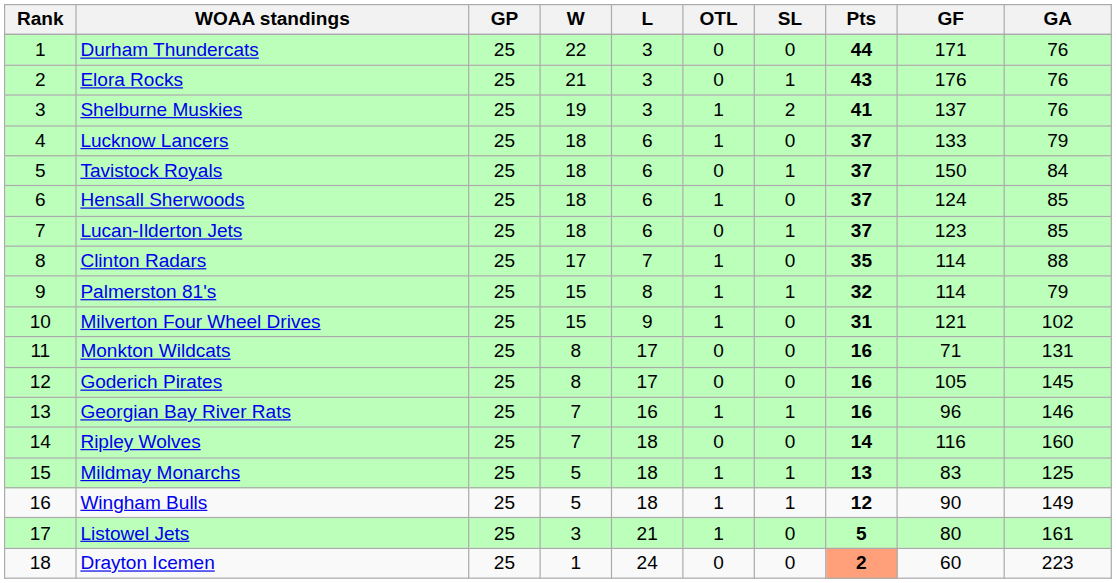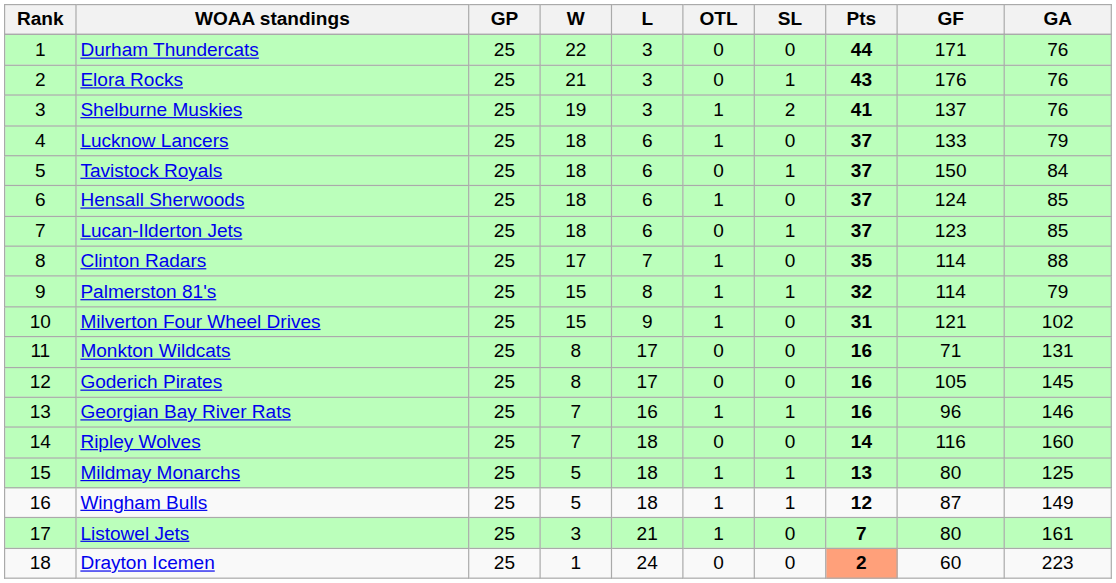(951, 472) 83 -> (951, 472) 80
(951, 502) 90 -> (951, 502) 87
(861, 532) 5 -> (861, 532) 7
